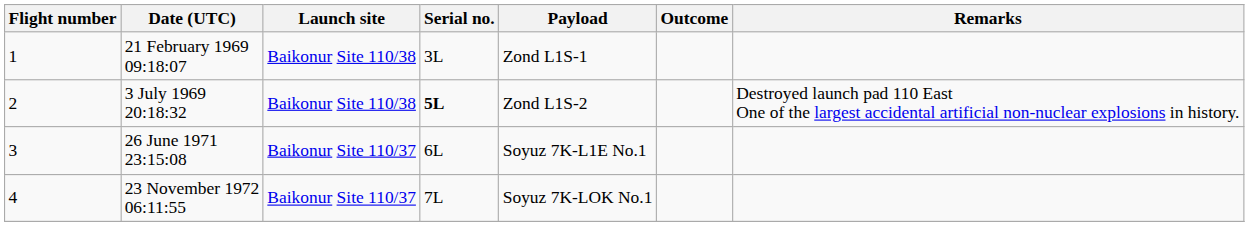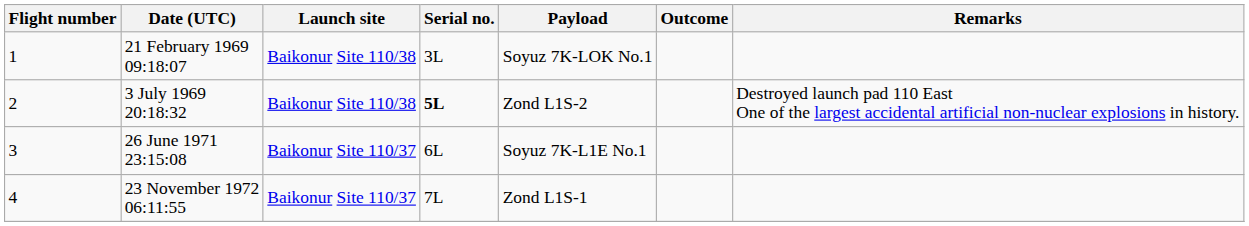(545, 55) Zond L1S-1 -> (578, 55) Soyuz 7K-LOK No.1
(578, 197) Soyuz 7K-LOK No.1 -> (545, 197) Zond L1S-1
